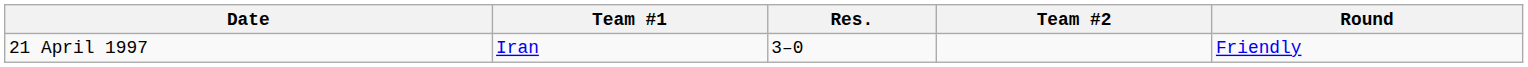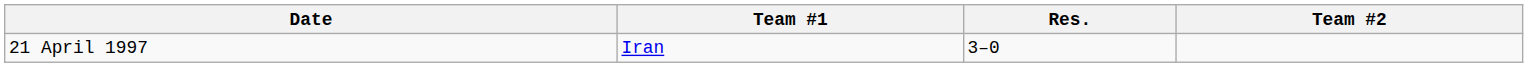- column: (1367, 19)
